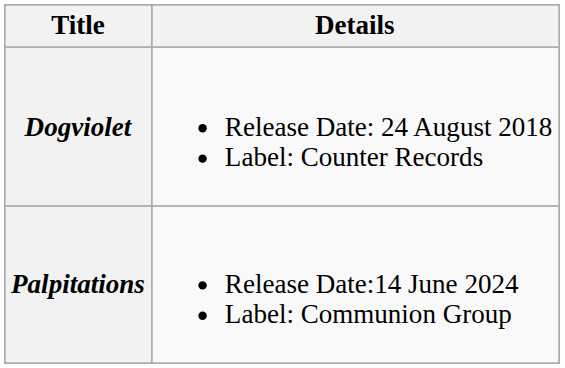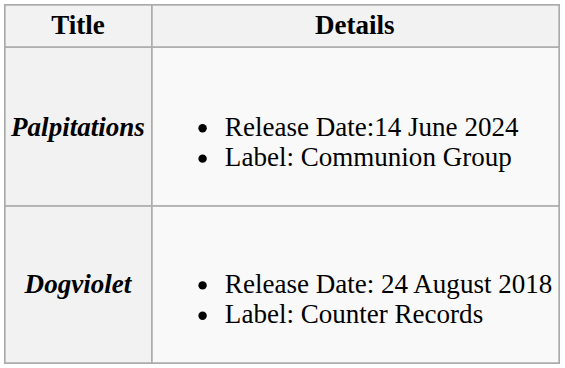rows swapped: (78, 126) <-> (78, 284)
